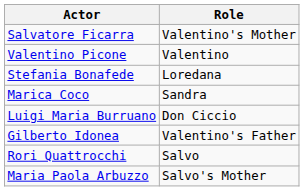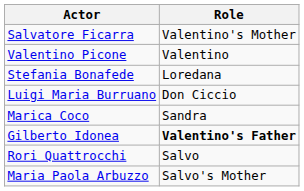rows swapped: (48, 95) <-> (82, 115)
(229, 135) normal -> (229, 135) bold
